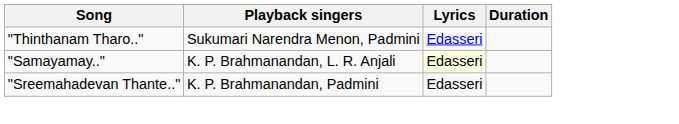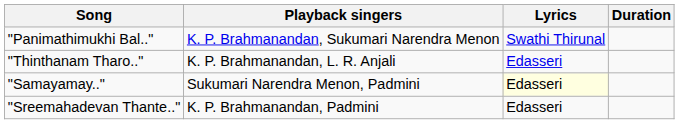+ row: (81, 38)
(303, 38) Sukumari Narendra Menon, Padmini -> (291, 61) K. P. Brahmanandan, L. R. Anjali
(291, 61) K. P. Brahmanandan, L. R. Anjali -> (303, 84) Sukumari Narendra Menon, Padmini
